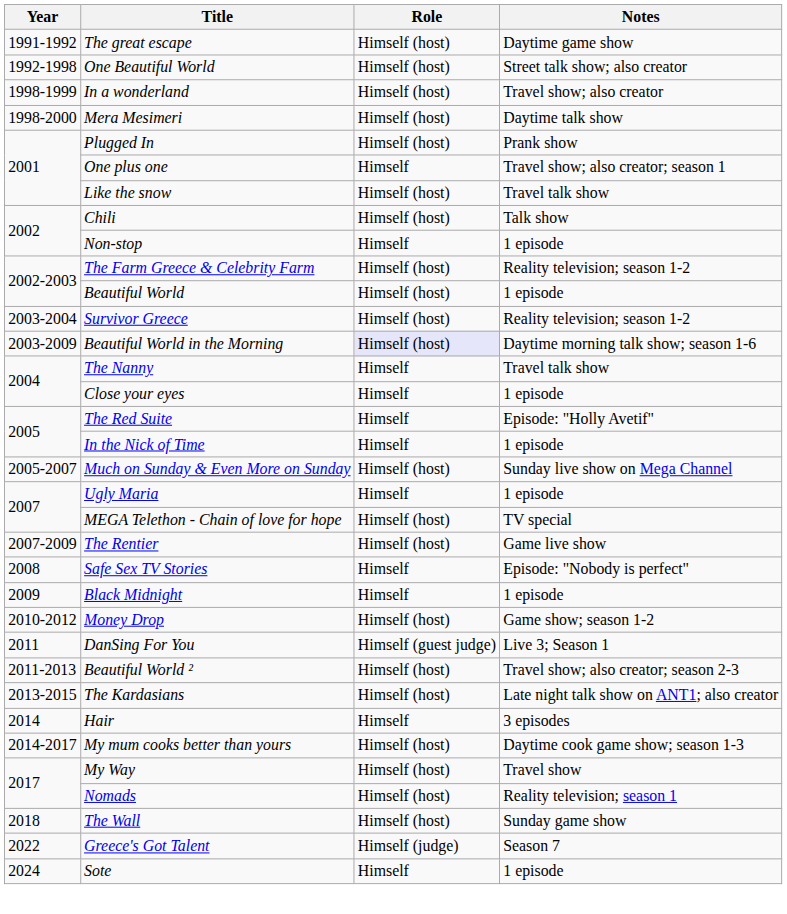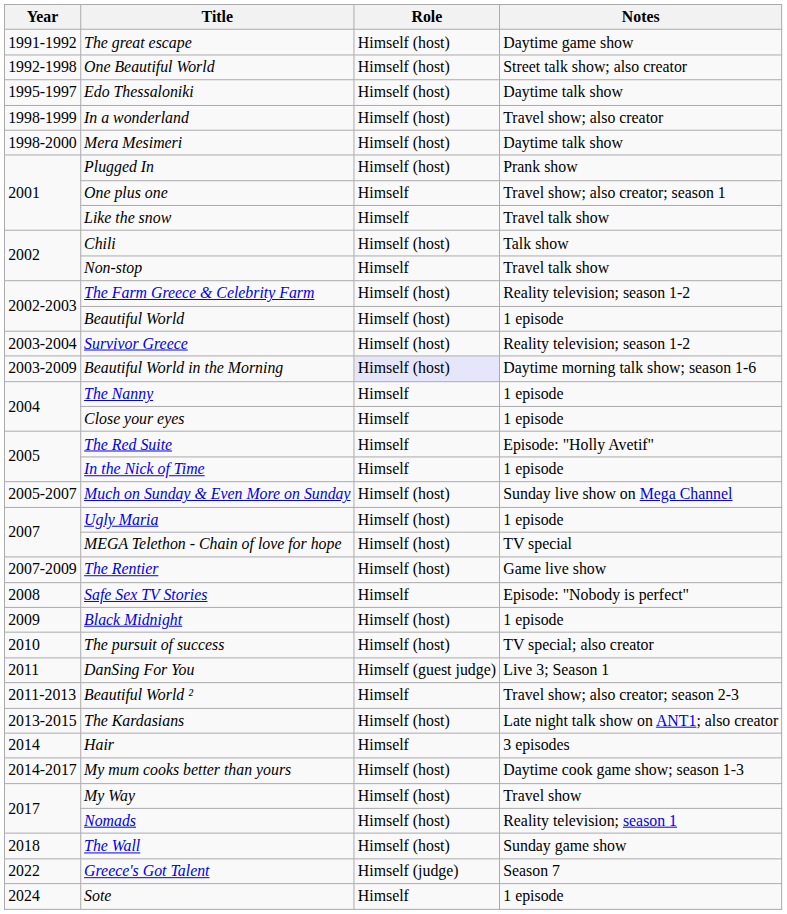+ row: (139, 92)
(404, 192) Himself (host) -> (383, 218) Himself
(533, 243) 1 episode -> (556, 268) Travel talk show
(556, 368) Travel talk show -> (533, 393) 1 episode
(383, 494) Himself -> (404, 519) Himself (host)
(383, 594) Himself -> (404, 619) Himself (host)
+ row: (154, 645)
- row: (124, 619)
(404, 670) Himself (host) -> (383, 695) Himself
